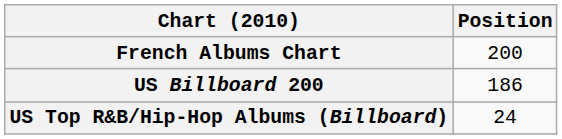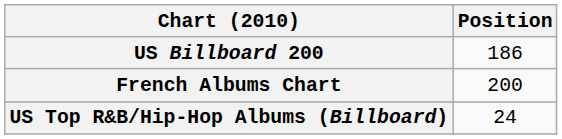rows swapped: (229, 53) <-> (229, 85)
